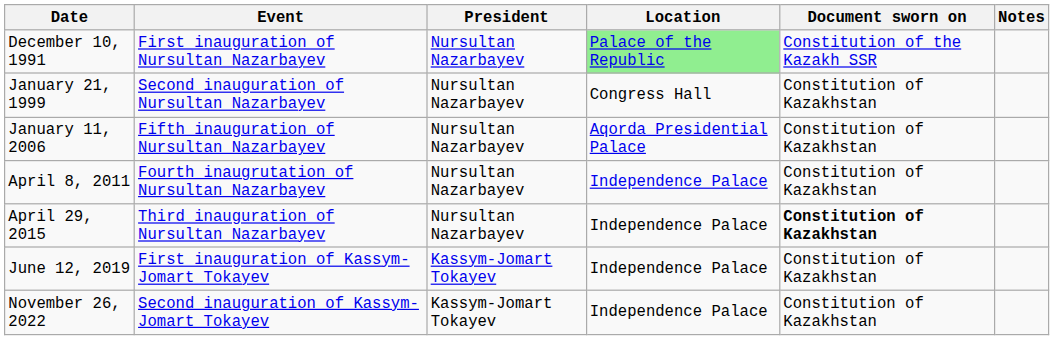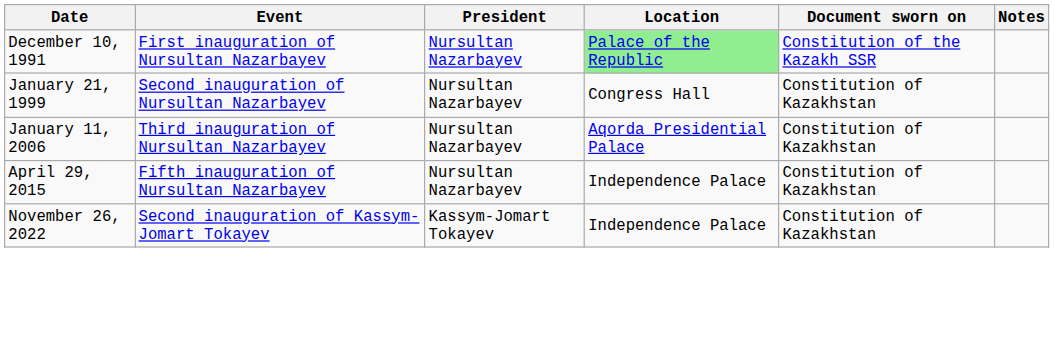(236, 139) Fifth inauguration of Nursultan Nazarbayev -> (237, 139) Third inauguration of Nursultan Nazarbayev
- row: (69, 182)
(236, 225) Third inauguration of Nursultan Nazarbayev -> (237, 182) Fifth inauguration of Nursultan Nazarbayev
(854, 225) bold -> (853, 182) normal
- row: (69, 269)
